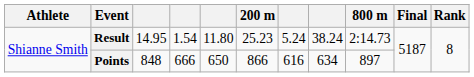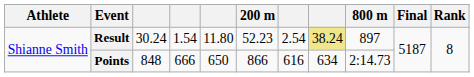(151, 38) 14.95 -> (151, 38) 30.24
(258, 38) 25.23 -> (258, 38) 52.23
(294, 38) 5.24 -> (294, 38) 2.54
(327, 38) no background -> (327, 38) khaki background
(370, 38) 2:14.73 -> (370, 38) 897
(370, 61) 897 -> (370, 61) 2:14.73
